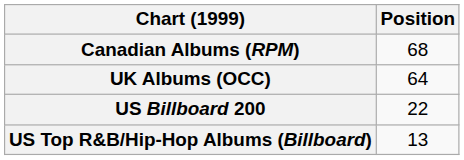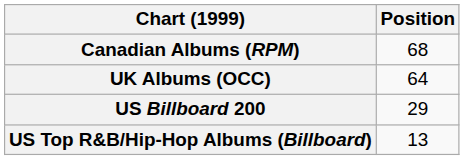(418, 109) 22 -> (418, 109) 29
